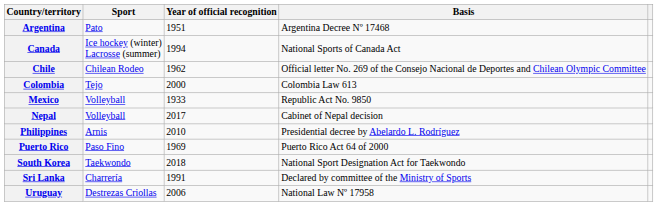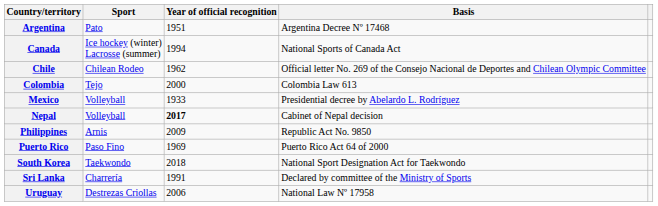(326, 100) Republic Act No. 9850 -> (370, 100) Presidential decree by Abelardo L. Rodríguez
(176, 116) normal -> (176, 116) bold
(176, 131) 2010 -> (176, 131) 2009
(370, 131) Presidential decree by Abelardo L. Rodríguez -> (326, 131) Republic Act No. 9850
